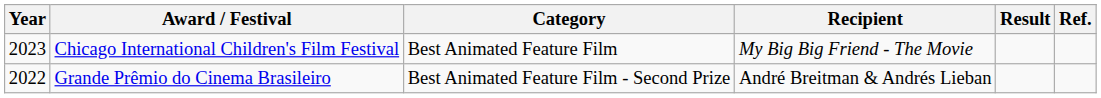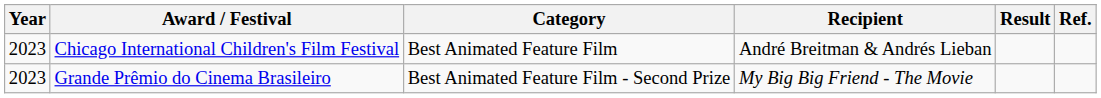(856, 48) My Big Big Friend - The Movie -> (865, 48) André Breitman & Andrés Lieban
(27, 78) 2022 -> (27, 78) 2023
(865, 78) André Breitman & Andrés Lieban -> (856, 78) My Big Big Friend - The Movie
